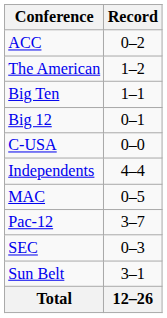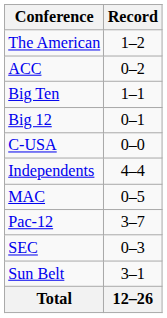rows swapped: (54, 68) <-> (25, 42)
